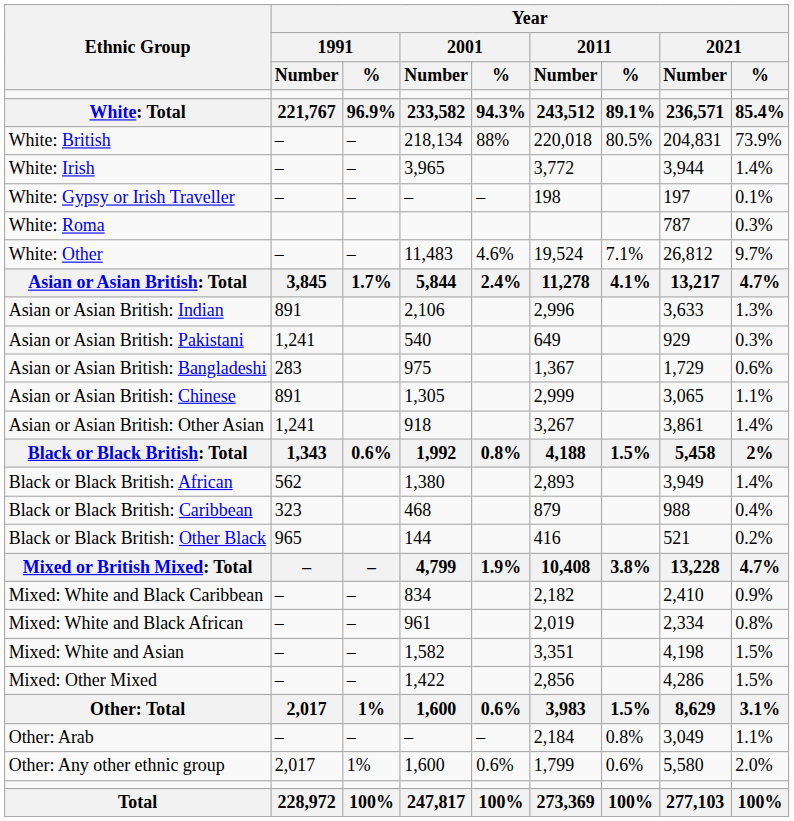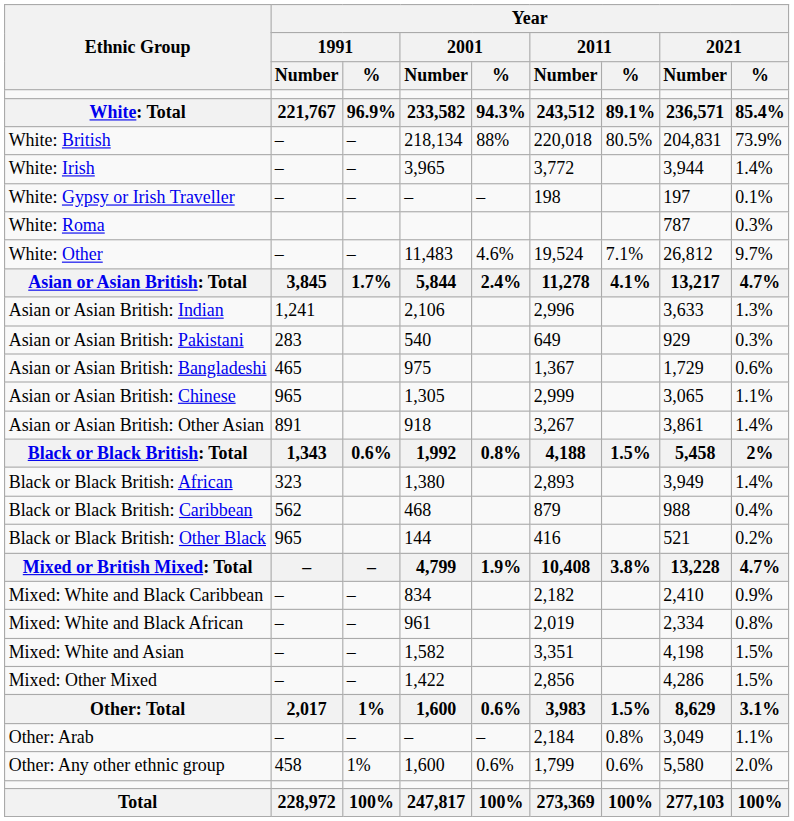(288, 311) 891 -> (295, 311) 1,241
(295, 339) 1,241 -> (288, 339) 283
(288, 368) 283 -> (288, 368) 465
(288, 396) 891 -> (288, 396) 965
(295, 424) 1,241 -> (288, 424) 891
(288, 481) 562 -> (288, 481) 323
(288, 510) 323 -> (288, 510) 562
(295, 765) 2,017 -> (288, 765) 458
